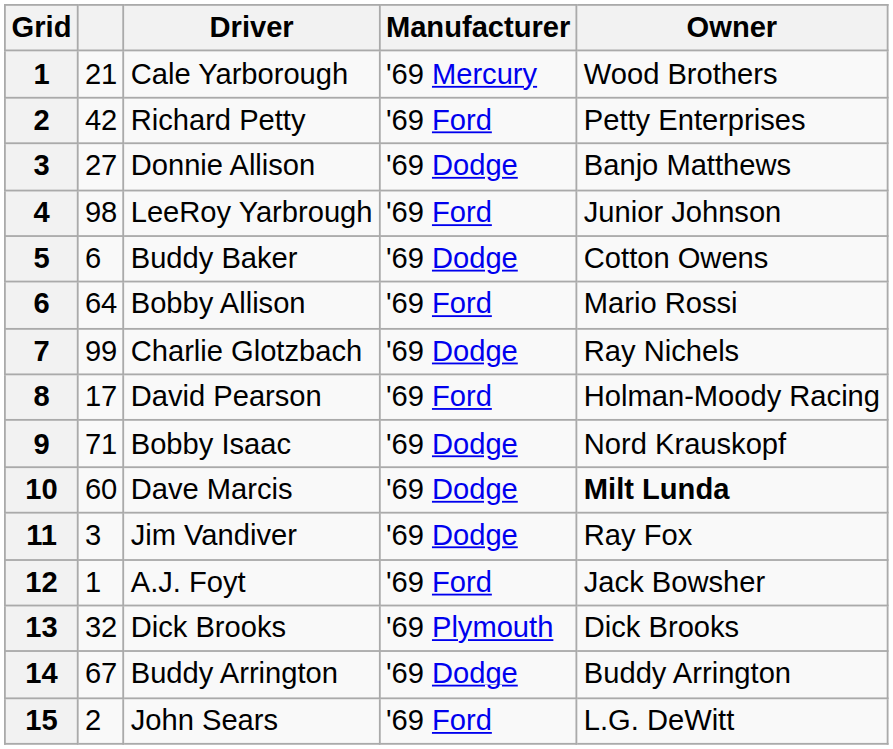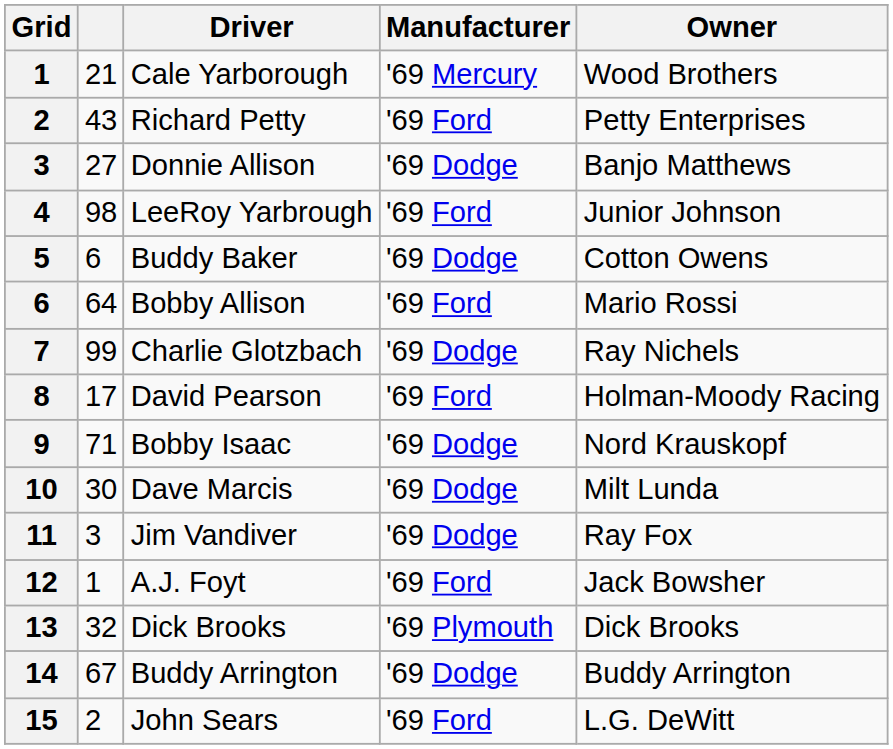(101, 119) 42 -> (101, 119) 43
(101, 489) 60 -> (101, 489) 30
(657, 489) bold -> (651, 489) normal
